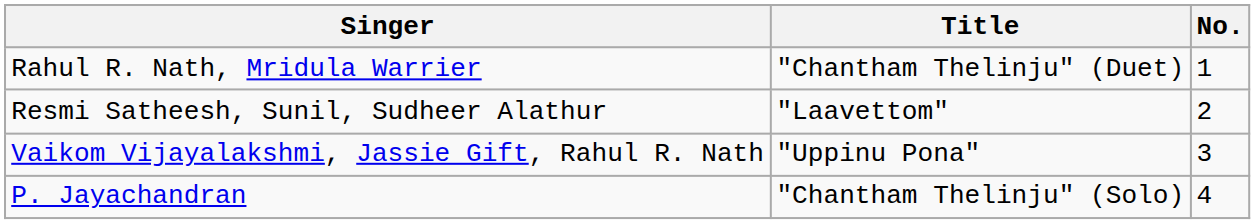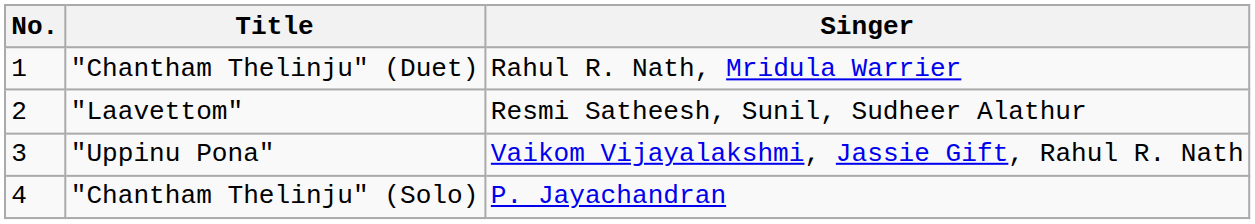columns swapped: (1220, 26) <-> (388, 26)
